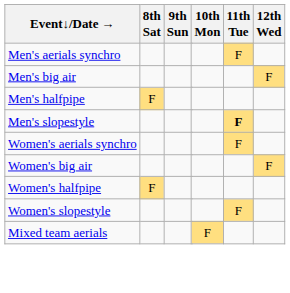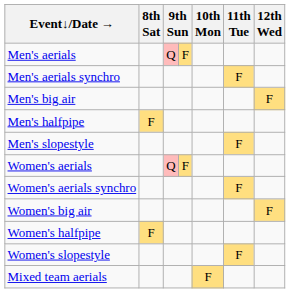+ row: (42, 54)
(238, 121) bold -> (239, 143) normal
+ row: (50, 165)
